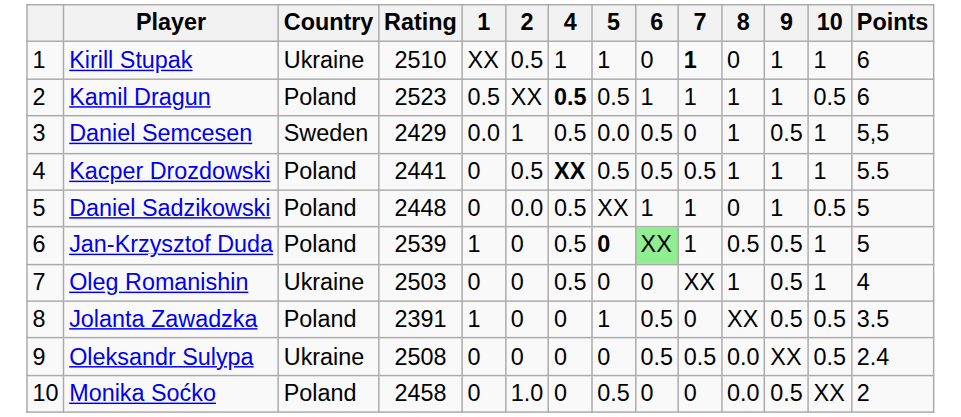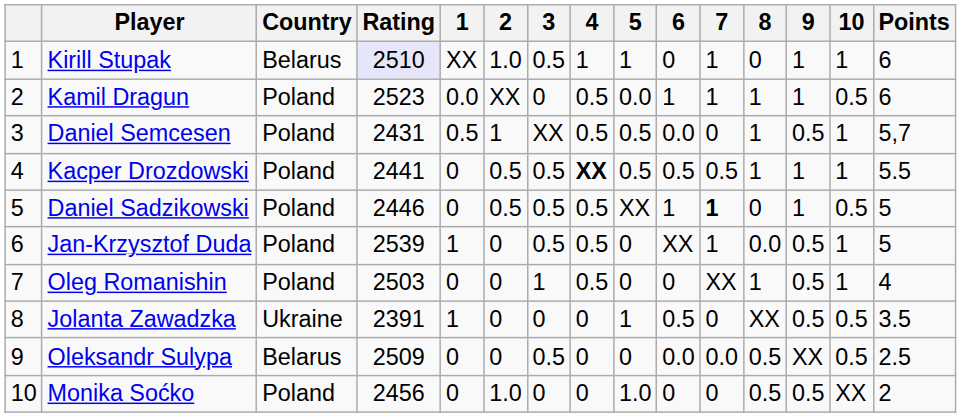+ column: (549, 23)
(324, 60) Ukraine -> (302, 60) Belarus
(420, 60) no background -> (399, 60) lavender background
(527, 60) 0.5 -> (505, 60) 1.0
(690, 60) bold -> (712, 60) normal
(484, 97) 0.5 -> (462, 97) 0.0
(570, 97) bold -> (592, 97) normal
(614, 97) 0.5 -> (635, 97) 0.0
(326, 134) Sweden -> (299, 134) Poland
(420, 134) 2429 -> (399, 134) 2431
(484, 134) 0.0 -> (462, 134) 0.5
(614, 134) 0.0 -> (635, 134) 0.5
(657, 134) 0.5 -> (678, 134) 0.0
(873, 134) 5,5 -> (895, 134) 5,7
(420, 208) 2448 -> (399, 208) 2446
(527, 208) 0.0 -> (505, 208) 0.5
(690, 208) normal -> (712, 208) bold
(604, 245) bold -> (625, 245) normal
(656, 245) lightgreen background -> (678, 245) no background
(743, 245) 0.5 -> (765, 245) 0.0
(324, 282) Ukraine -> (299, 282) Poland
(320, 319) Poland -> (302, 319) Ukraine
(324, 356) Ukraine -> (302, 356) Belarus
(420, 356) 2508 -> (399, 356) 2509
(657, 356) 0.5 -> (678, 356) 0.0
(700, 356) 0.5 -> (722, 356) 0.0
(743, 356) 0.0 -> (765, 356) 0.5
(873, 356) 2.4 -> (895, 356) 2.5
(420, 393) 2458 -> (399, 393) 2456
(614, 393) 0.5 -> (635, 393) 1.0
(743, 393) 0.0 -> (765, 393) 0.5
